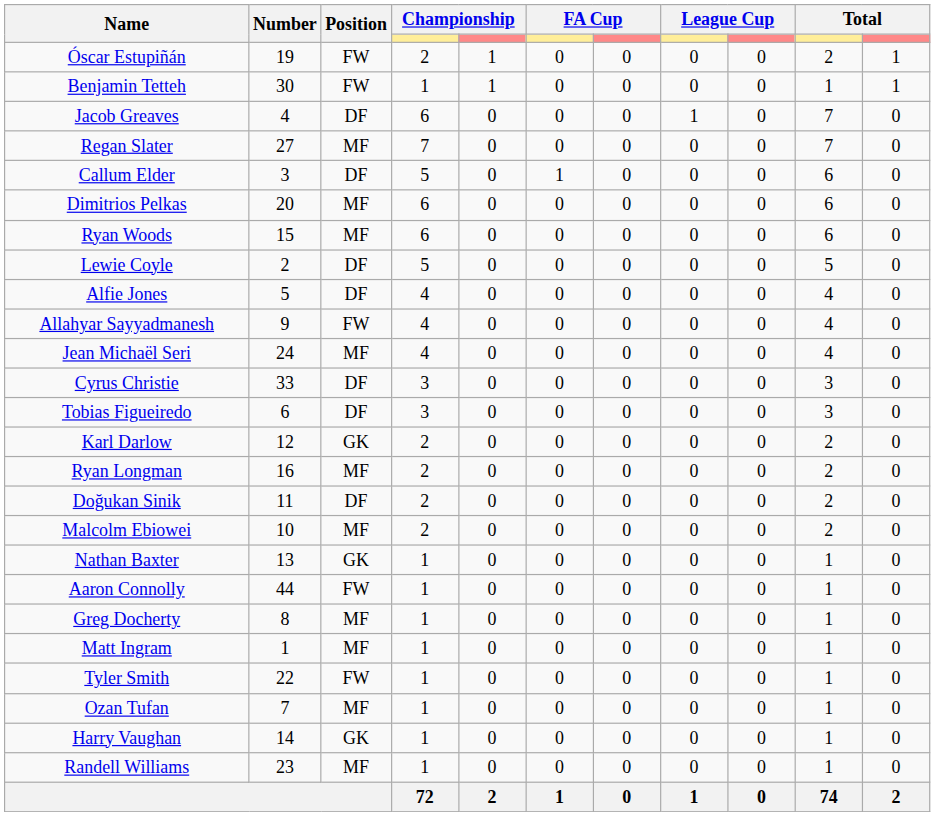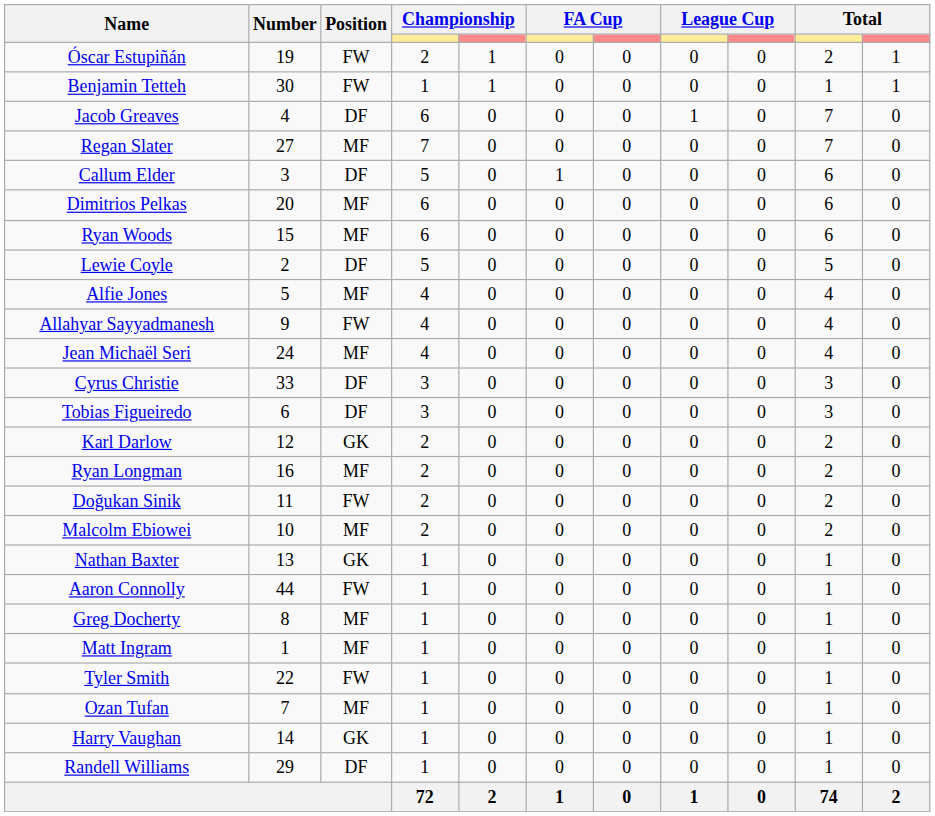(356, 293) DF -> (356, 293) MF
(356, 500) DF -> (356, 500) FW
(285, 767) 23 -> (285, 767) 29
(356, 767) MF -> (356, 767) DF
